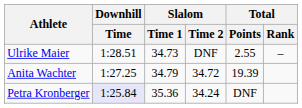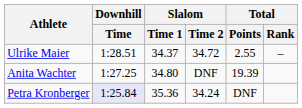(165, 54) 34.73 -> (165, 54) 34.37
(206, 54) DNF -> (206, 54) 34.72
(165, 73) 34.79 -> (165, 73) 34.80
(206, 73) 34.72 -> (206, 73) DNF
